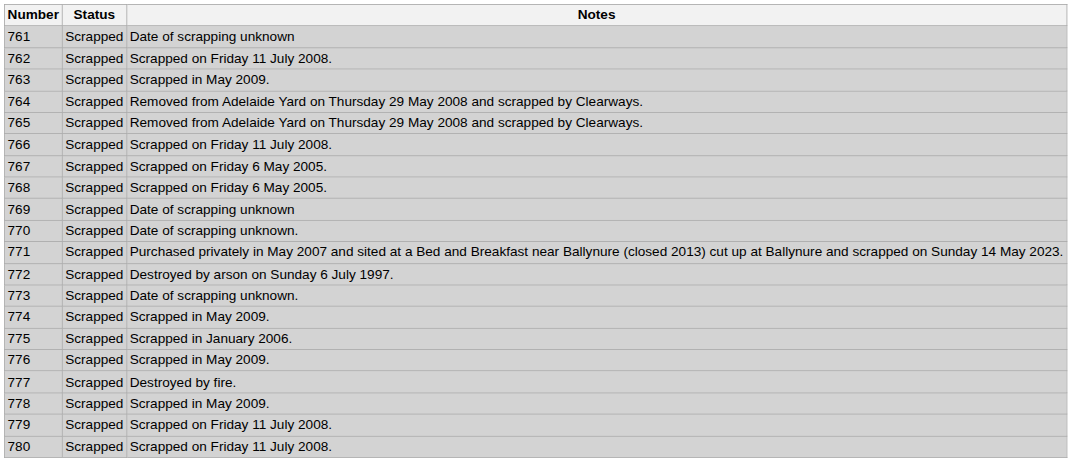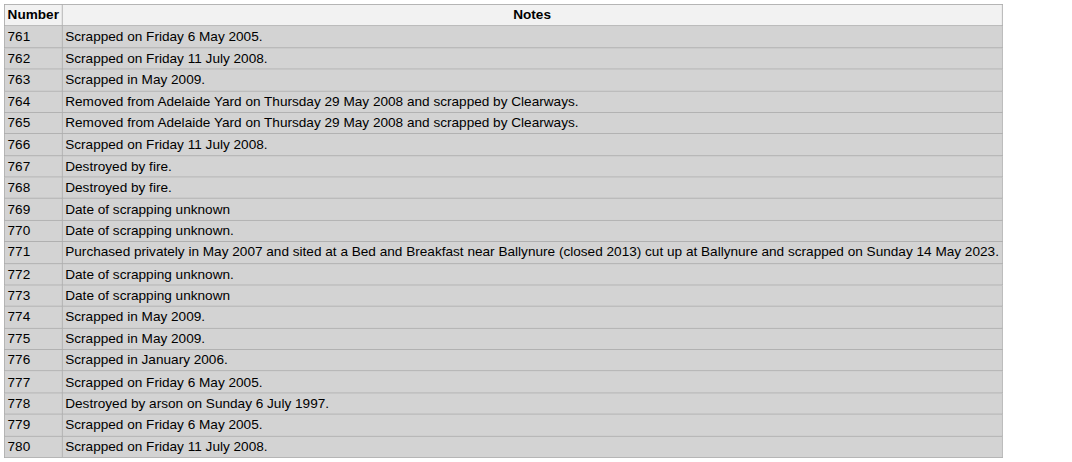- column: (94, 15)
(212, 36) Date of scrapping unknown -> (164, 36) Scrapped on Friday 6 May 2005.
(228, 166) Scrapped on Friday 6 May 2005. -> (119, 166) Destroyed by fire.
(228, 187) Scrapped on Friday 6 May 2005. -> (119, 187) Destroyed by fire.
(262, 274) Destroyed by arson on Sunday 6 July 1997. -> (150, 274) Date of scrapping unknown.
(214, 295) Date of scrapping unknown. -> (148, 295) Date of scrapping unknown
(211, 338) Scrapped in January 2006. -> (135, 338) Scrapped in May 2009.
(200, 360) Scrapped in May 2009. -> (146, 360) Scrapped in January 2006.
(183, 381) Destroyed by fire. -> (164, 381) Scrapped on Friday 6 May 2005.
(200, 403) Scrapped in May 2009. -> (197, 403) Destroyed by arson on Sunday 6 July 1997.
(231, 425) Scrapped on Friday 11 July 2008. -> (164, 425) Scrapped on Friday 6 May 2005.
